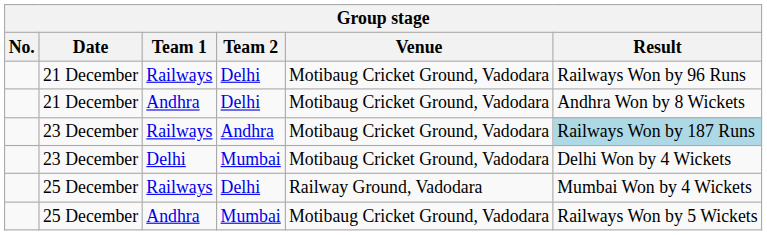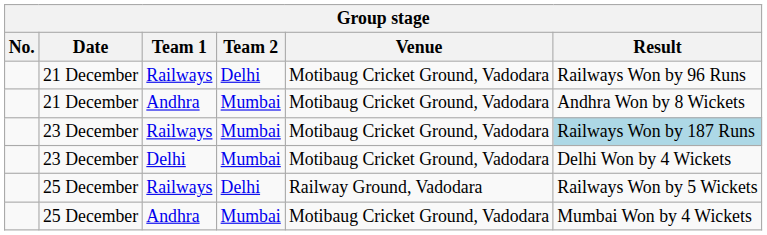(240, 103) Delhi -> (251, 103) Mumbai
(247, 131) Andhra -> (251, 131) Mumbai
(655, 187) Mumbai Won by 4 Wickets -> (658, 187) Railways Won by 5 Wickets
(658, 215) Railways Won by 5 Wickets -> (655, 215) Mumbai Won by 4 Wickets
